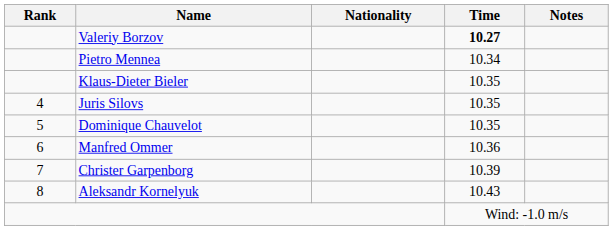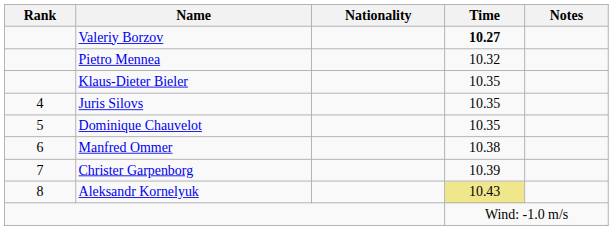(485, 59) 10.34 -> (485, 59) 10.32
(485, 147) 10.36 -> (485, 147) 10.38
(485, 192) no background -> (485, 192) khaki background
